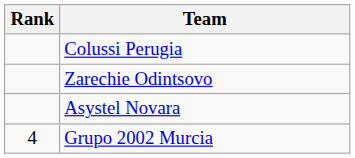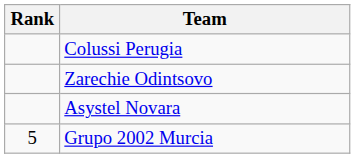(32, 138) 4 -> (32, 138) 5
